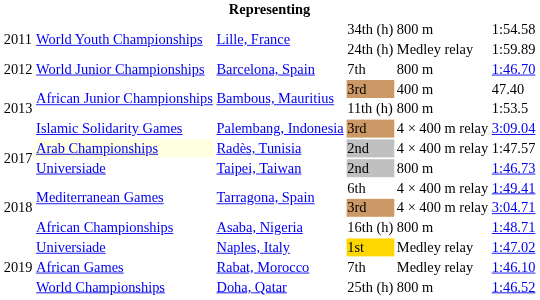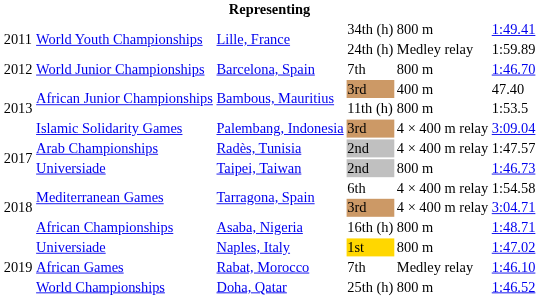(514, 29) 1:54.58 -> (514, 29) 1:49.41
(97, 148) lightyellow background -> (97, 148) no background
(514, 188) 1:49.41 -> (514, 188) 1:54.58
(435, 247) Medley relay -> (415, 247) 800 m
